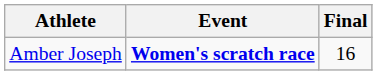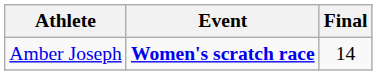(346, 53) 16 -> (346, 53) 14
